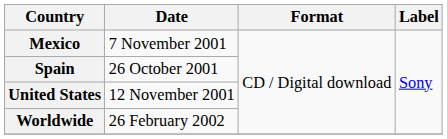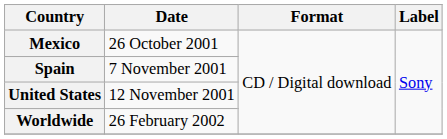(168, 43) 7 November 2001 -> (164, 43) 26 October 2001
(164, 69) 26 October 2001 -> (168, 69) 7 November 2001
